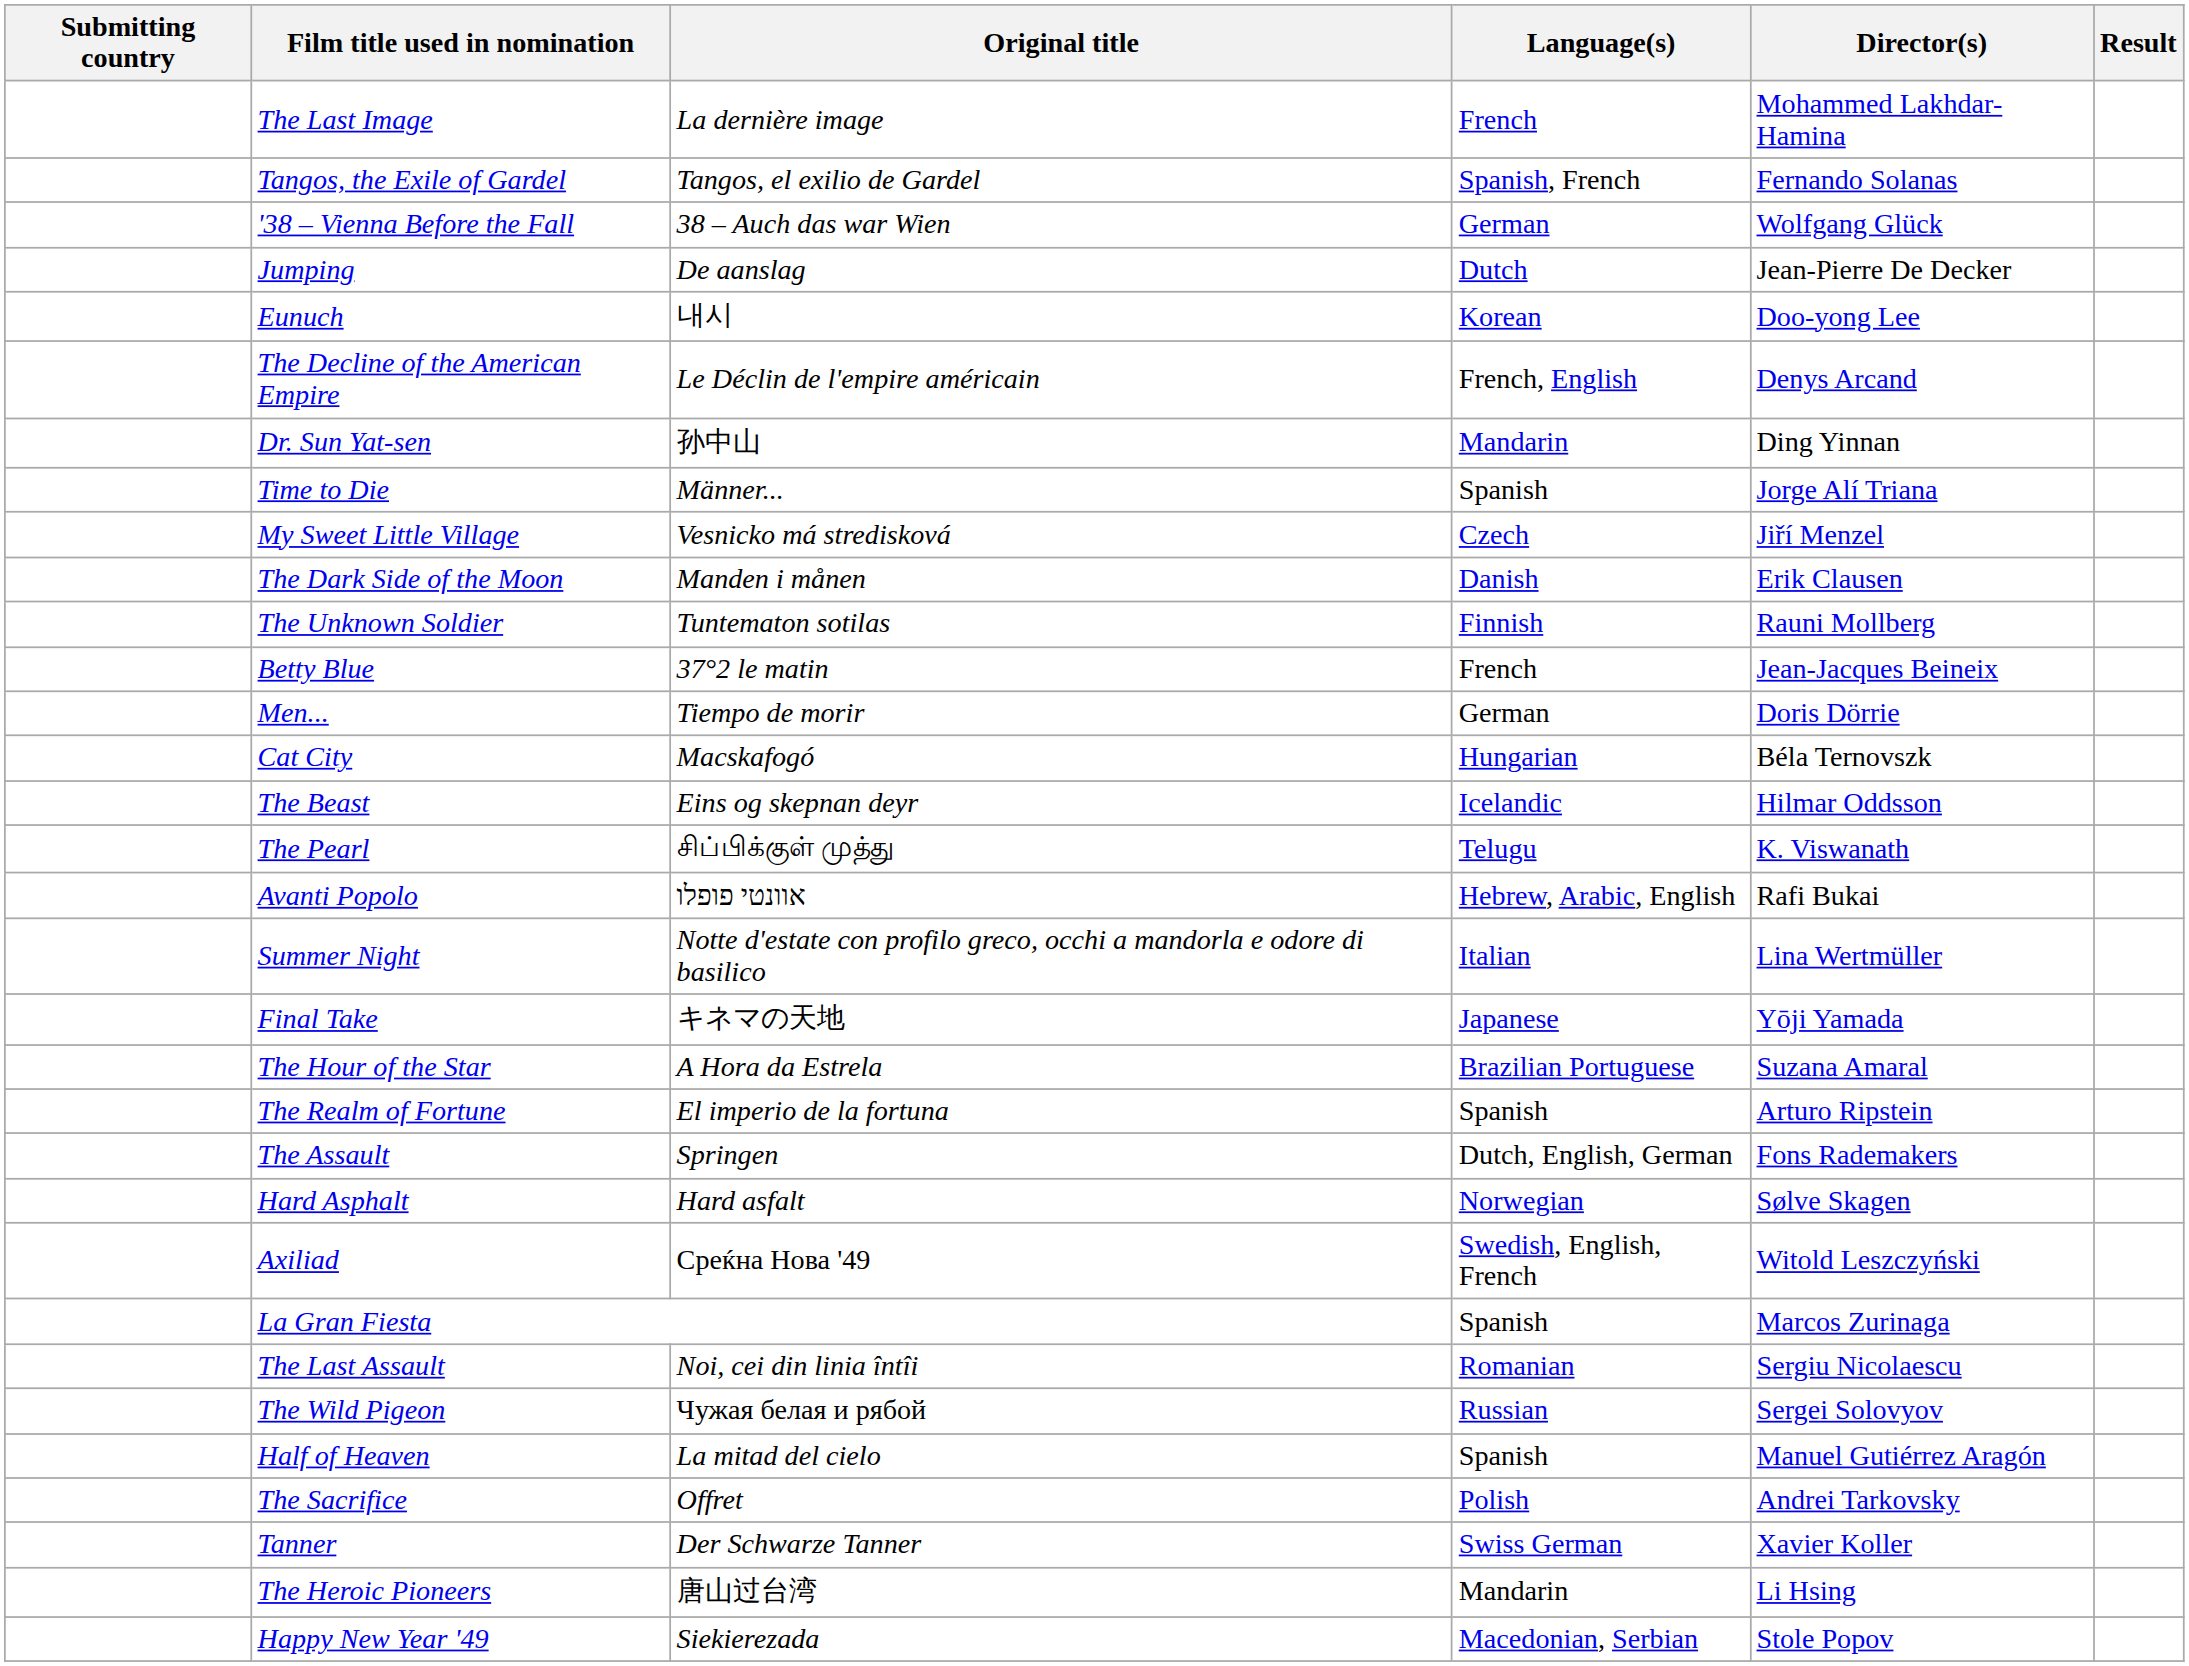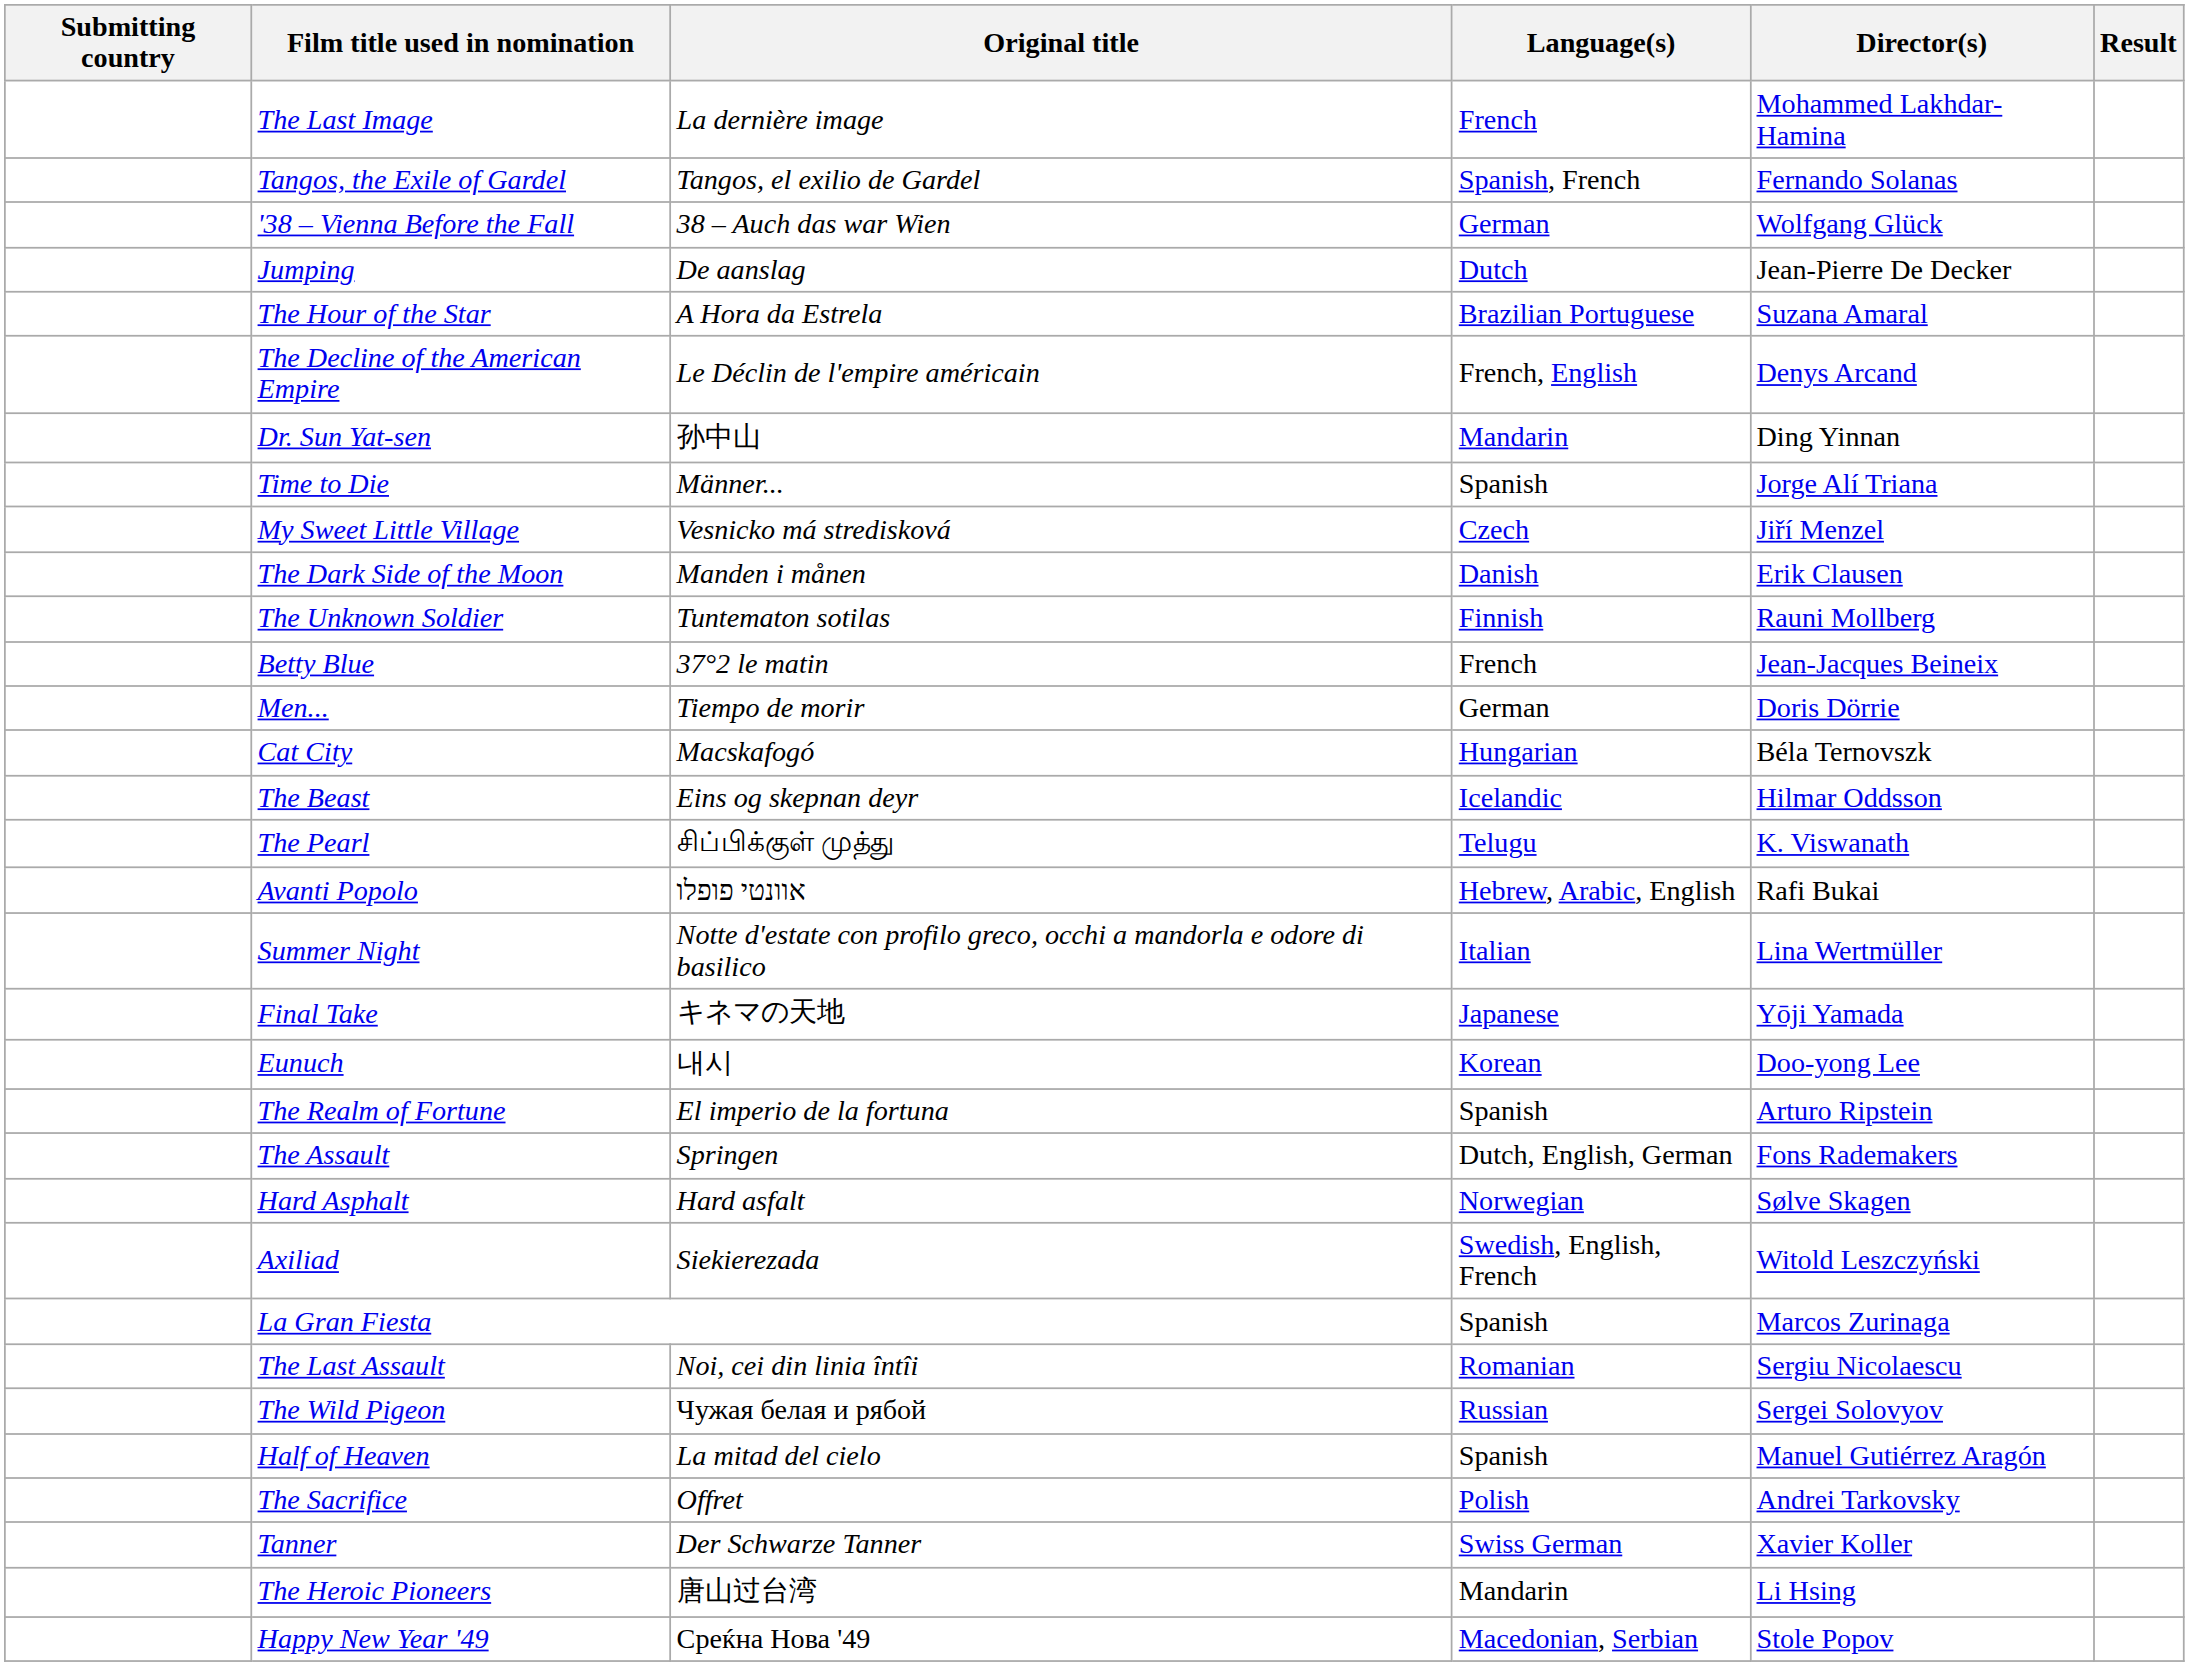rows swapped: (374, 1066) <-> (301, 316)
(773, 1260) Среќна Нова '49 -> (748, 1260) Siekierezada
(748, 1638) Siekierezada -> (773, 1638) Среќна Нова '49
